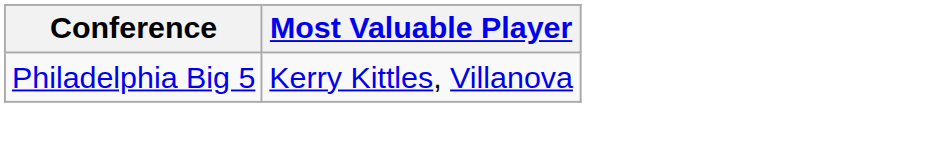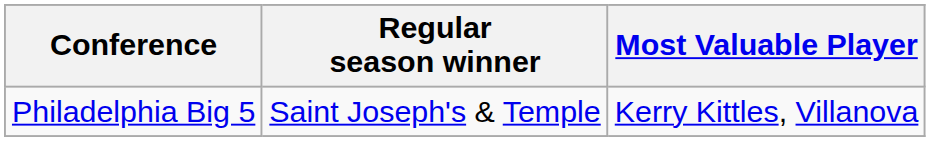+ column: (435, 45)
